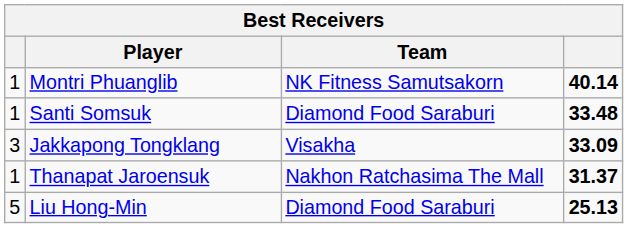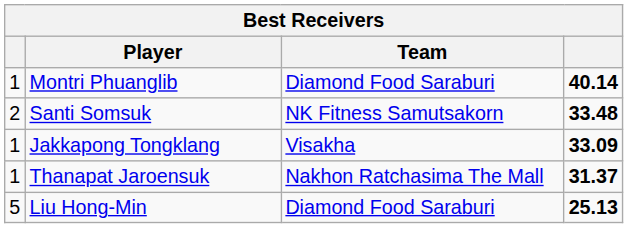(394, 83) NK Fitness Samutsakorn -> (390, 83) Diamond Food Saraburi
(15, 114) 1 -> (15, 114) 2
(390, 114) Diamond Food Saraburi -> (394, 114) NK Fitness Samutsakorn
(15, 145) 3 -> (15, 145) 1
